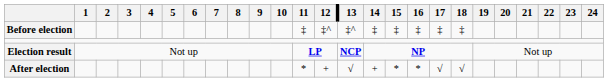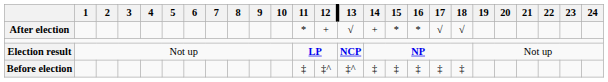rows swapped: (39, 30) <-> (39, 69)
